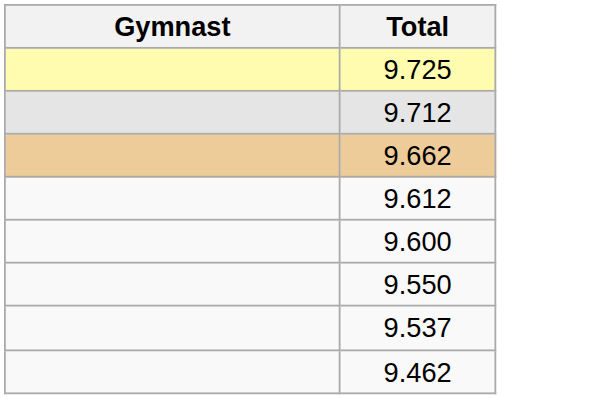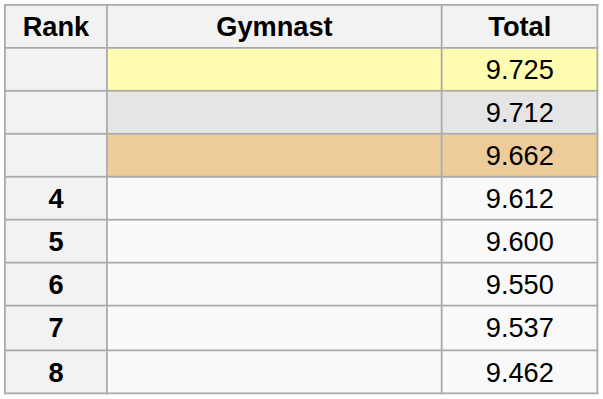+ column: (56, 27)
